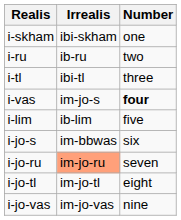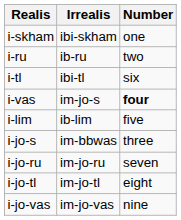(138, 78) three -> (131, 78) six
(131, 141) six -> (138, 141) three
(83, 162) lightsalmon background -> (83, 162) no background
